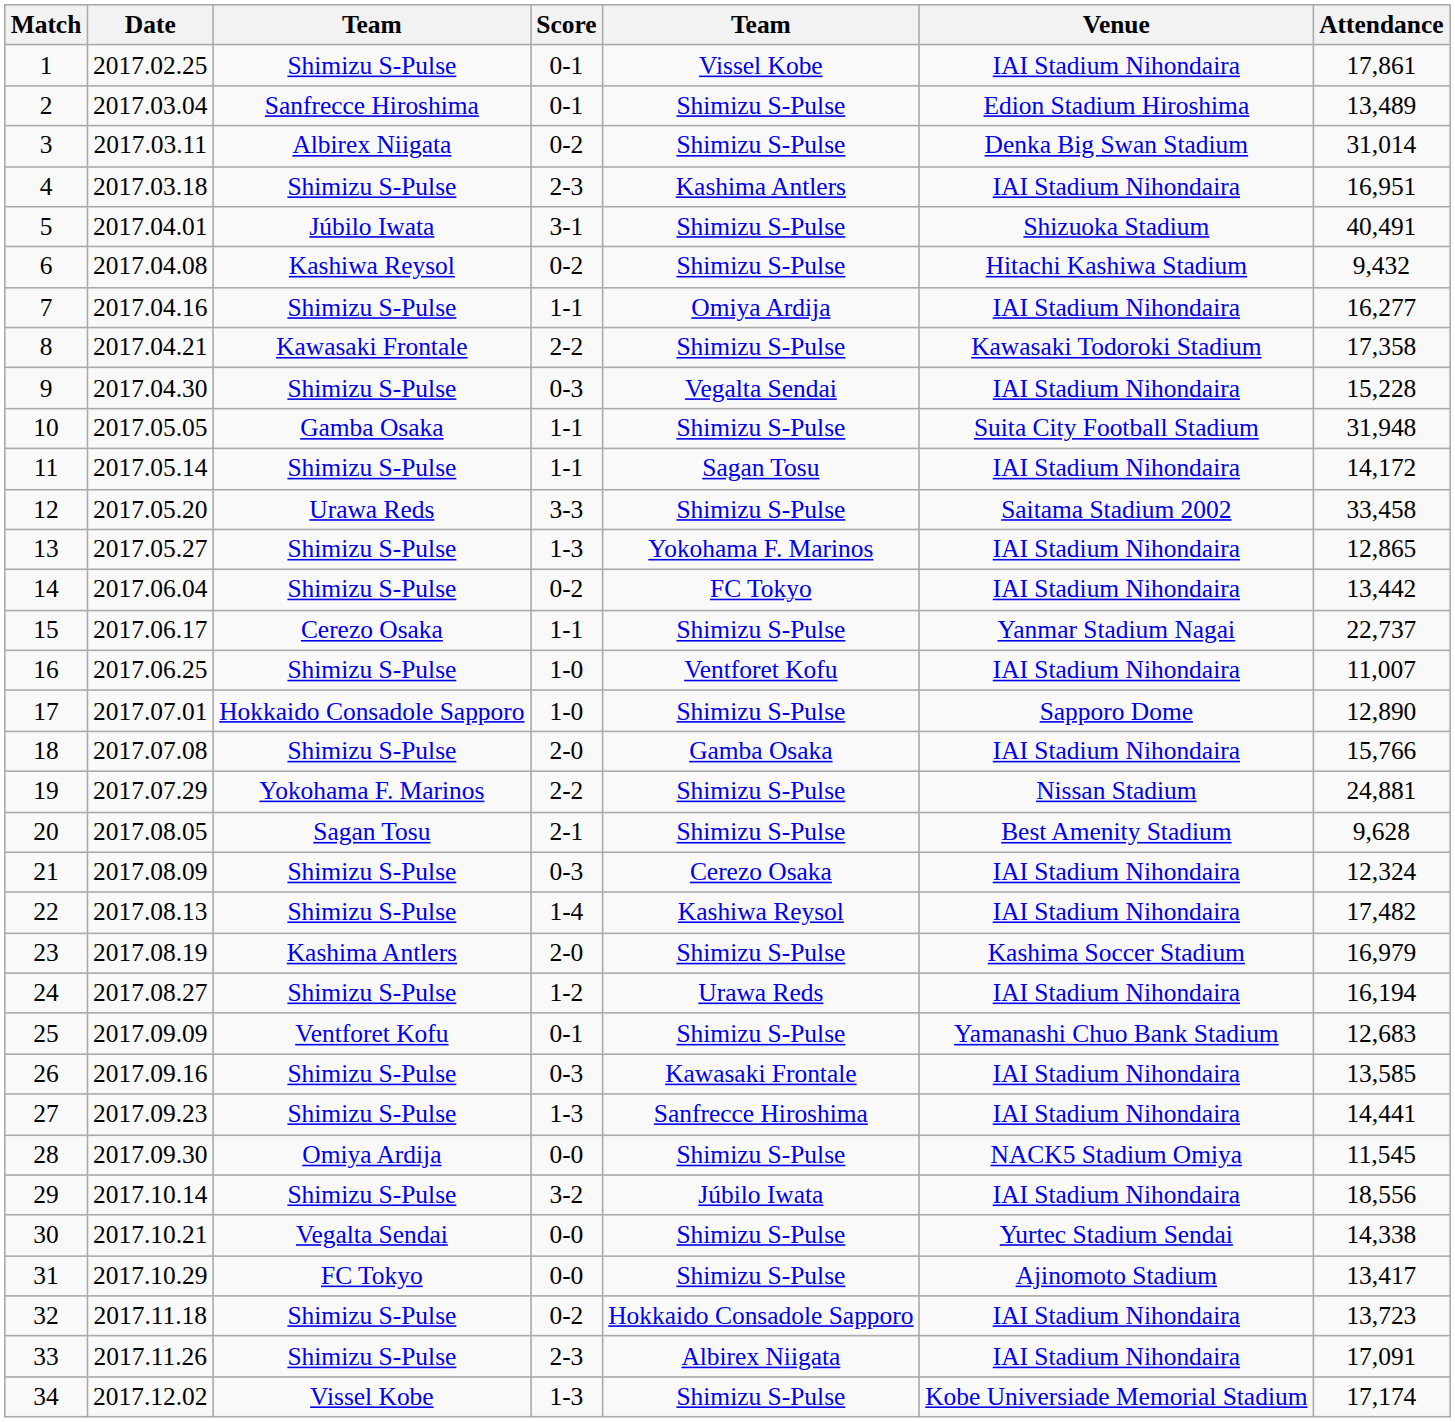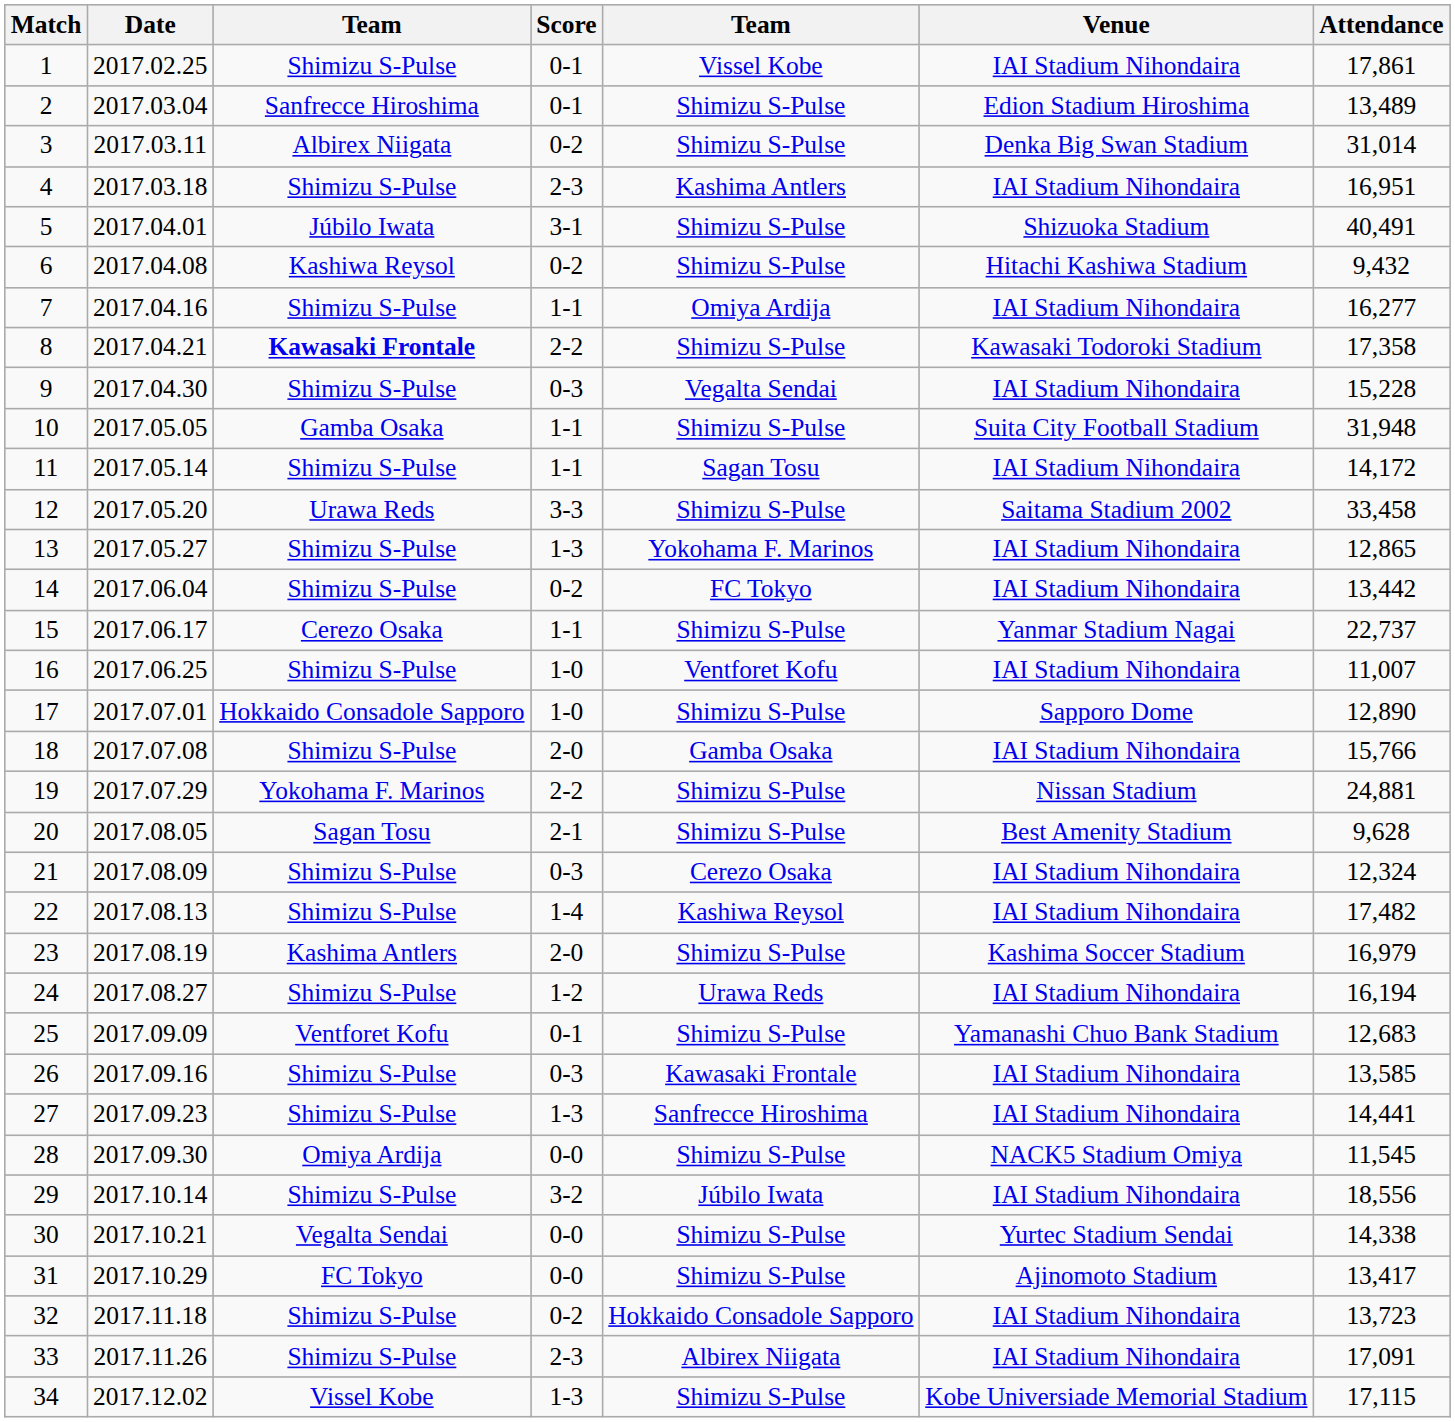(372, 347) normal -> (372, 347) bold
(1381, 1396) 17,174 -> (1381, 1396) 17,115
